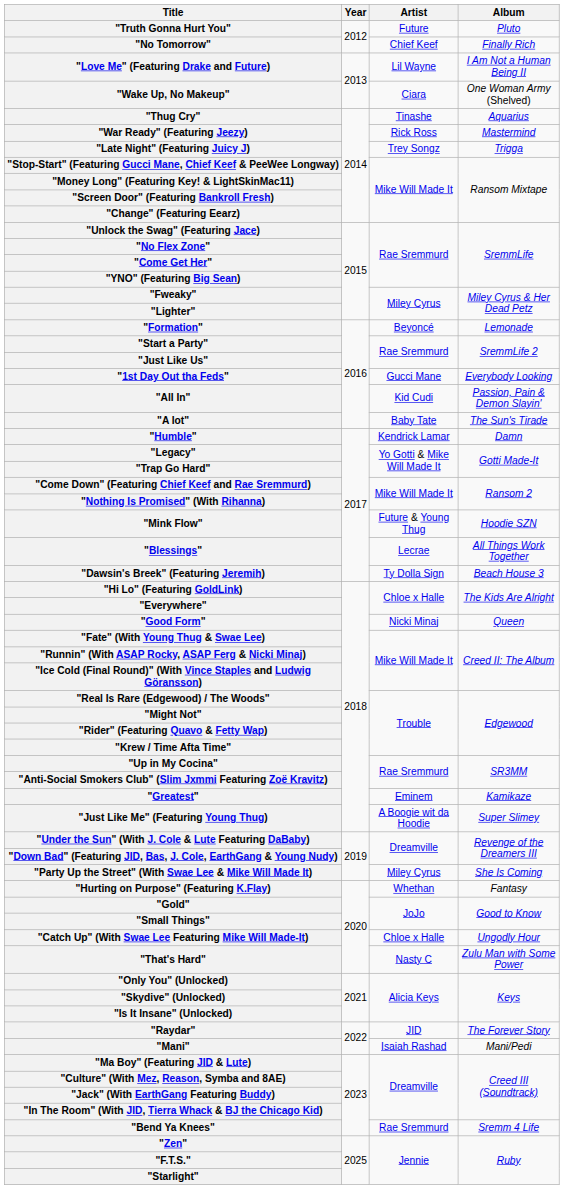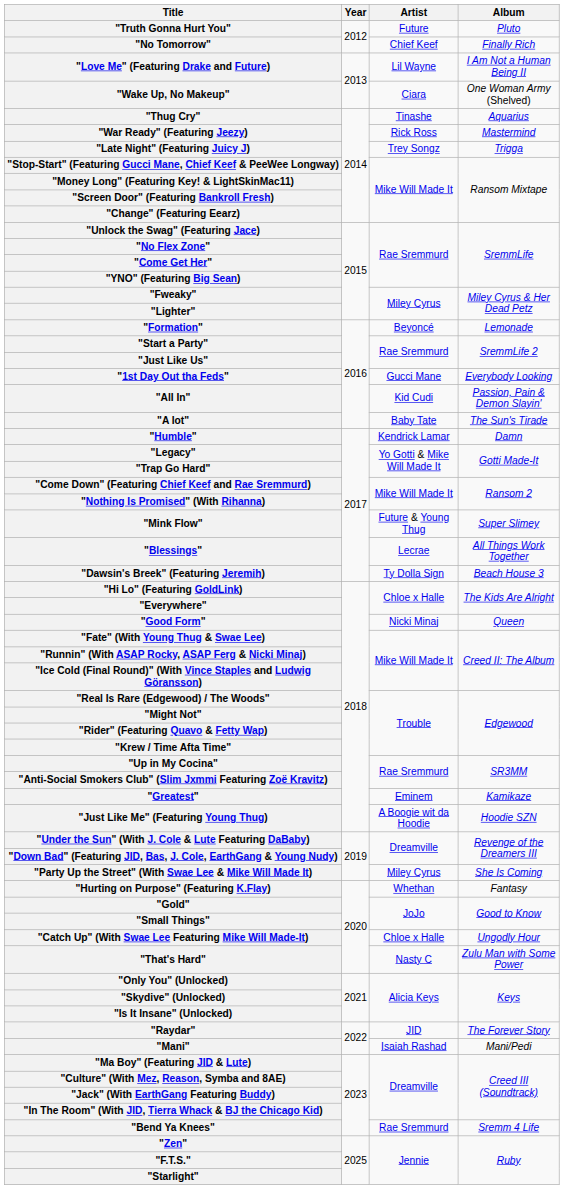(509, 523) Hoodie SZN -> (509, 523) Super Slimey
(509, 818) Super Slimey -> (509, 818) Hoodie SZN
